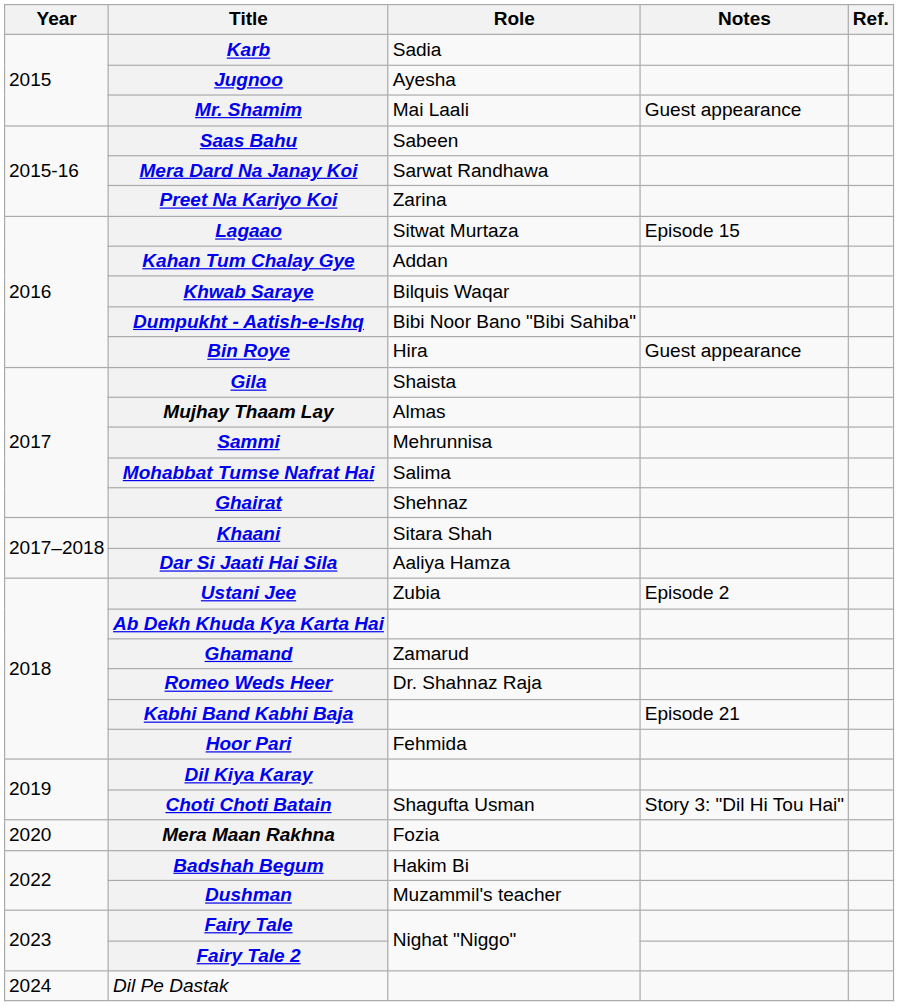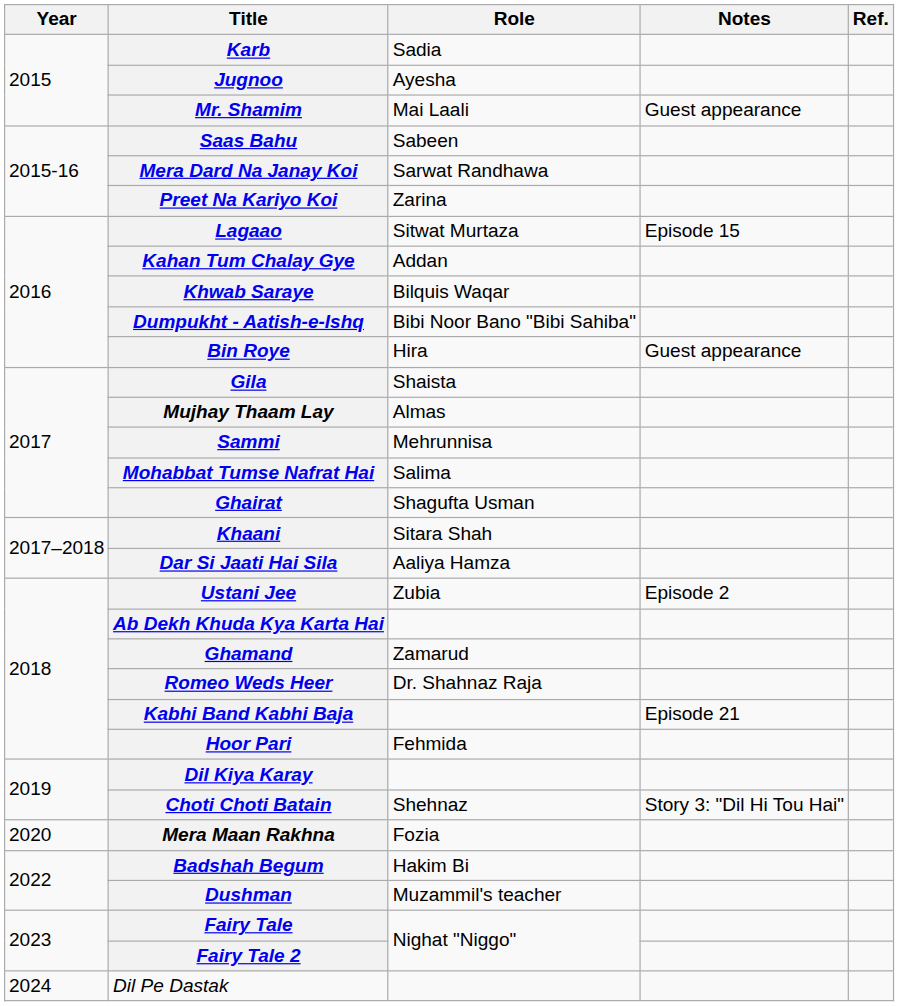(430, 502) Shehnaz -> (464, 502) Shagufta Usman
(464, 804) Shagufta Usman -> (430, 804) Shehnaz
